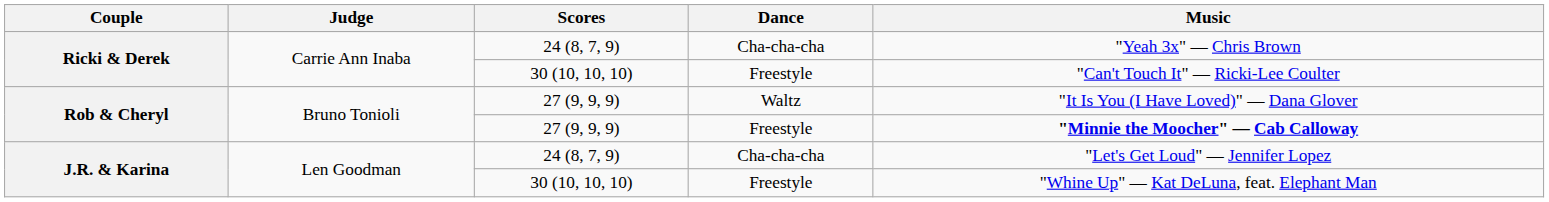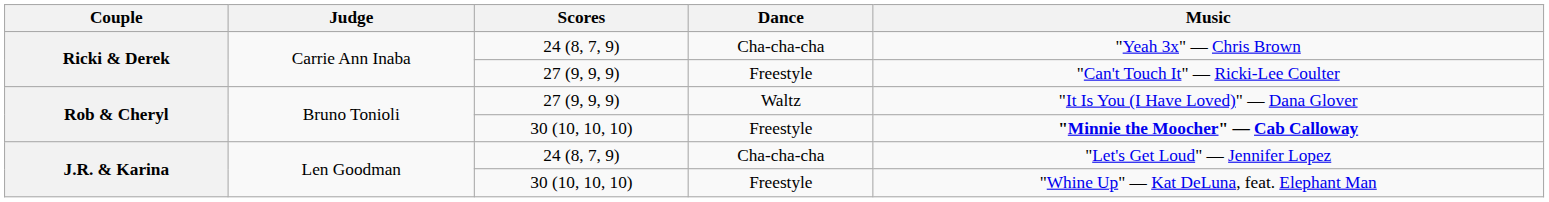(581, 73) 30 (10, 10, 10) -> (581, 73) 27 (9, 9, 9)
(581, 127) 27 (9, 9, 9) -> (581, 127) 30 (10, 10, 10)
